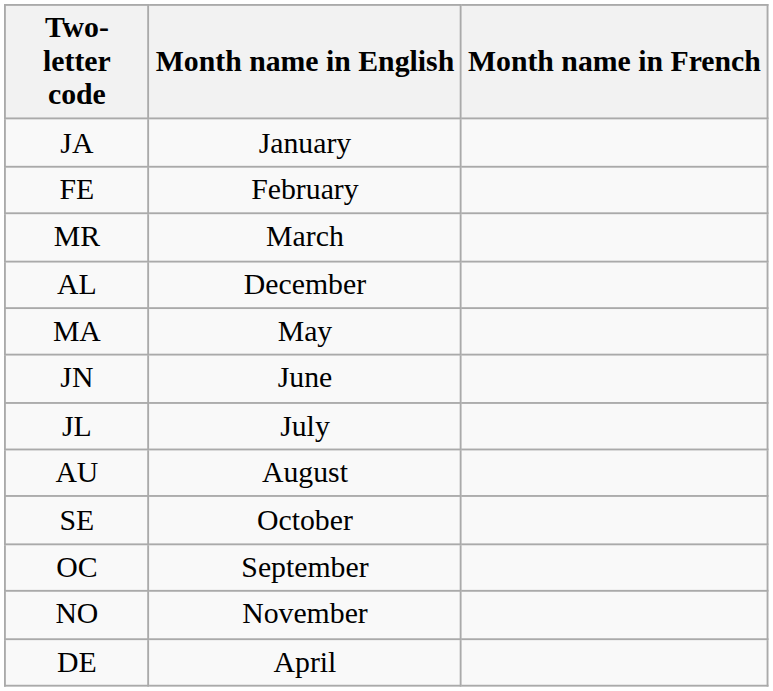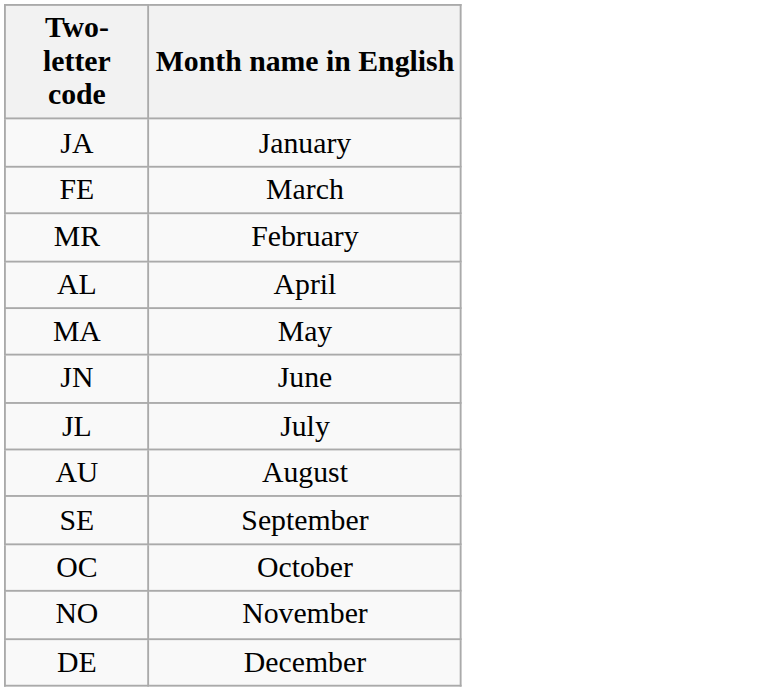- column: (614, 61)
(305, 189) February -> (305, 189) March
(305, 236) March -> (305, 236) February
(305, 283) December -> (305, 283) April
(305, 519) October -> (305, 519) September
(305, 567) September -> (305, 567) October
(305, 661) April -> (305, 661) December
